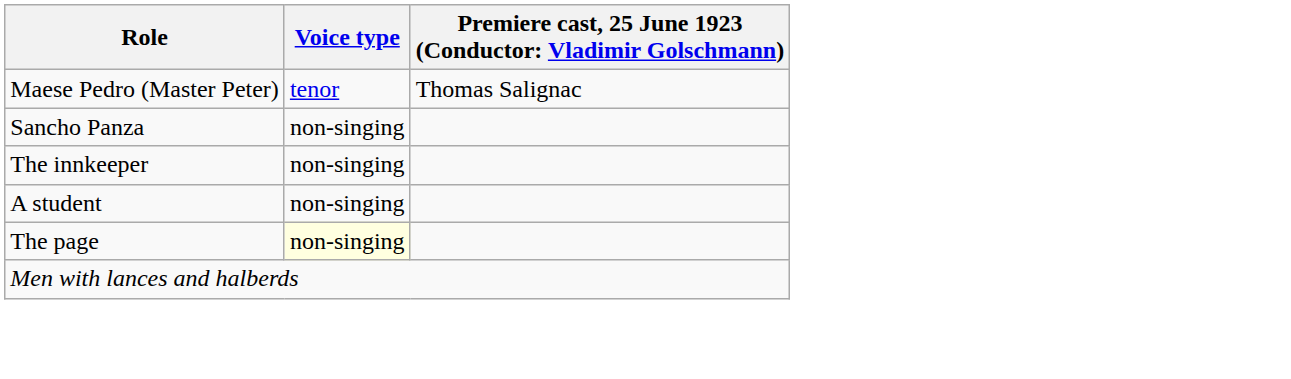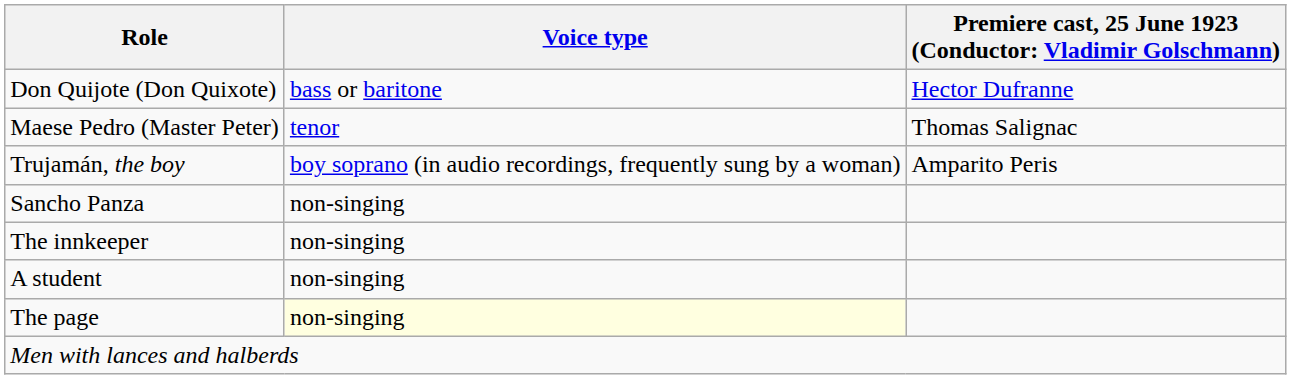+ row: (143, 88)
+ row: (98, 164)
